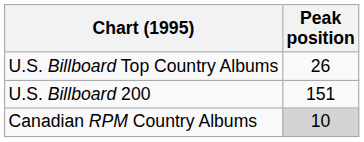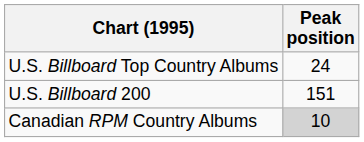(321, 66) 26 -> (321, 66) 24
